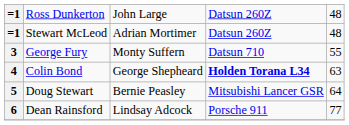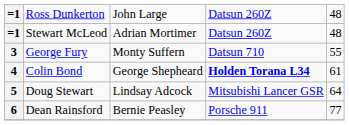(336, 71) 63 -> (336, 71) 61
(149, 91) Bernie Peasley -> (152, 91) Lindsay Adcock
(152, 110) Lindsay Adcock -> (149, 110) Bernie Peasley
